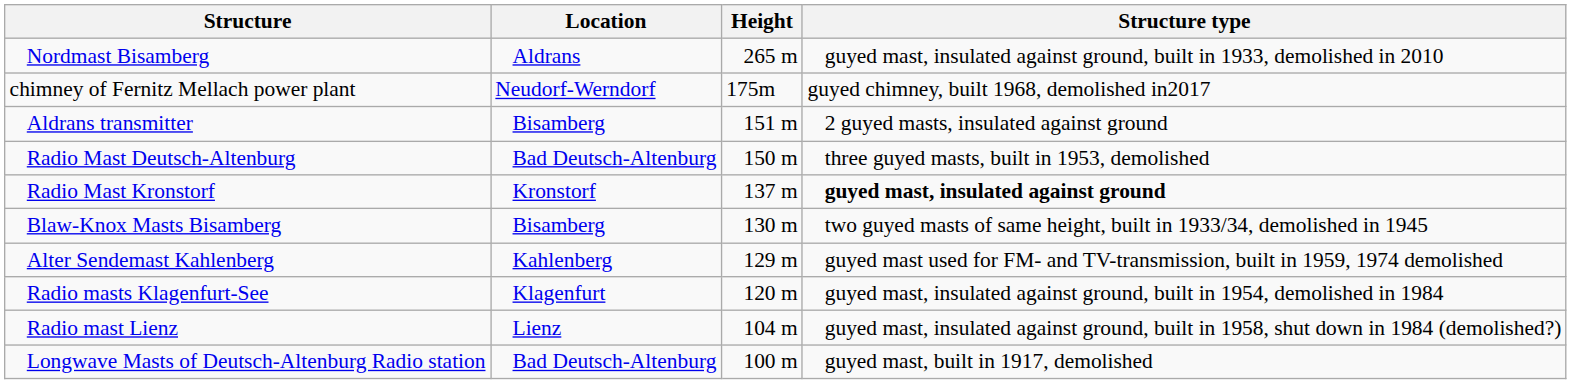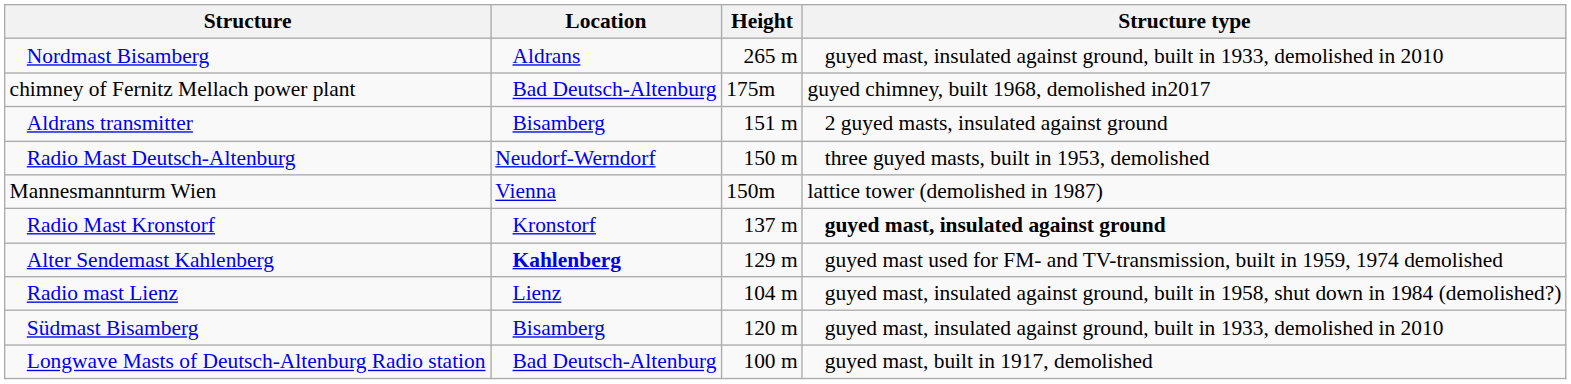(575, 89) Neudorf-Werndorf -> (614, 89) Bad Deutsch-Altenburg
(614, 157) Bad Deutsch-Altenburg -> (575, 157) Neudorf-Werndorf
+ row: (113, 191)
- row: (154, 225)
(562, 259) normal -> (567, 259) bold
- row: (148, 293)
+ row: (113, 327)
